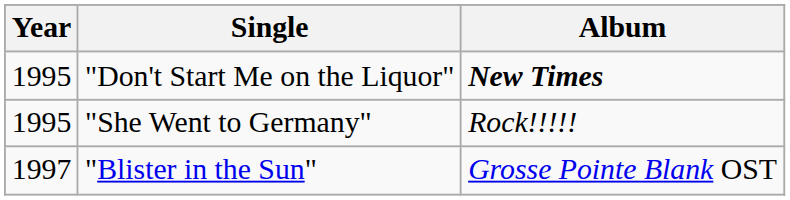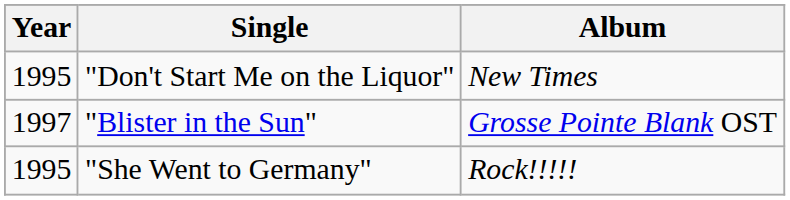(536, 75) bold -> (533, 75) normal
rows swapped: (228, 122) <-> (201, 169)
